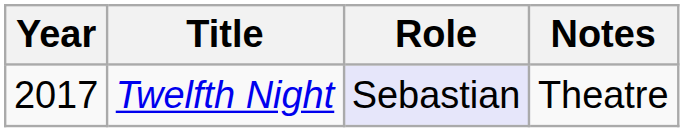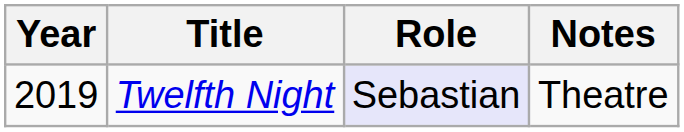(56, 94) 2017 -> (56, 94) 2019
